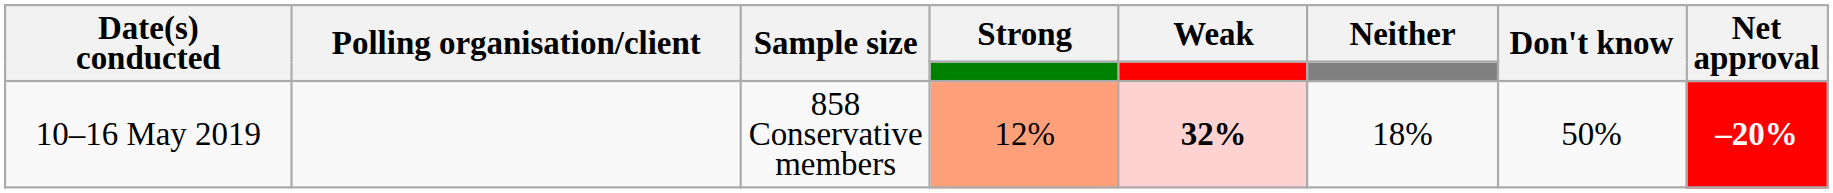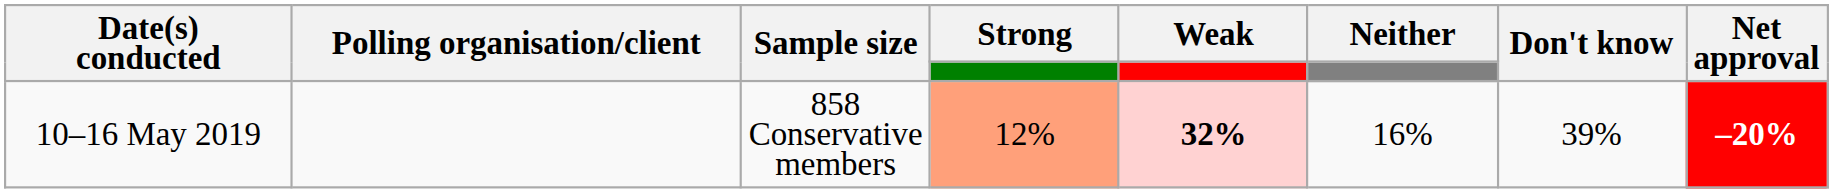(1403, 134) 18% -> (1403, 134) 16%
(1591, 134) 50% -> (1591, 134) 39%
